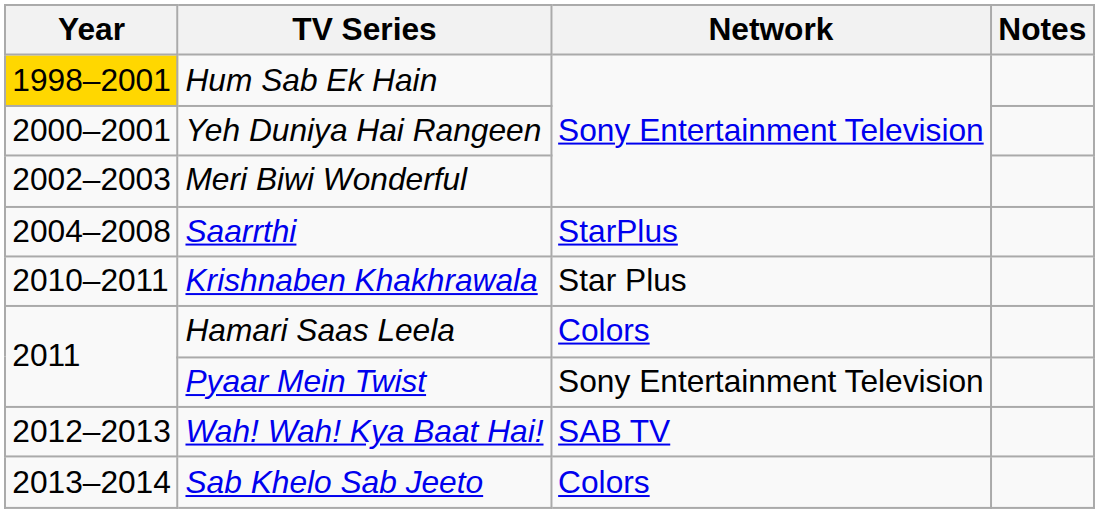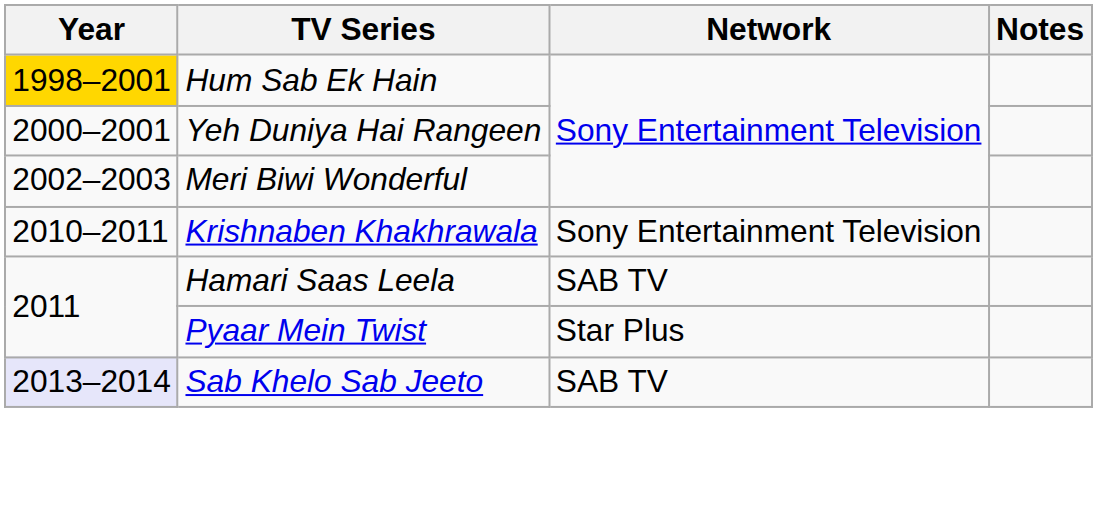- row: (241, 230)
(622, 280) Star Plus -> (769, 230) Sony Entertainment Television
(604, 331) Colors -> (612, 280) SAB TV
(771, 381) Sony Entertainment Television -> (620, 331) Star Plus
- row: (364, 431)
(92, 481) no background -> (92, 381) lavender background
(604, 481) Colors -> (612, 381) SAB TV
